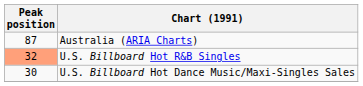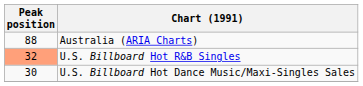(31, 40) 87 -> (31, 40) 88
